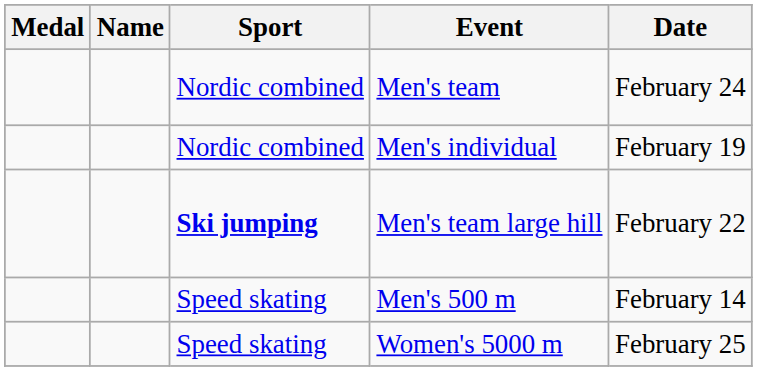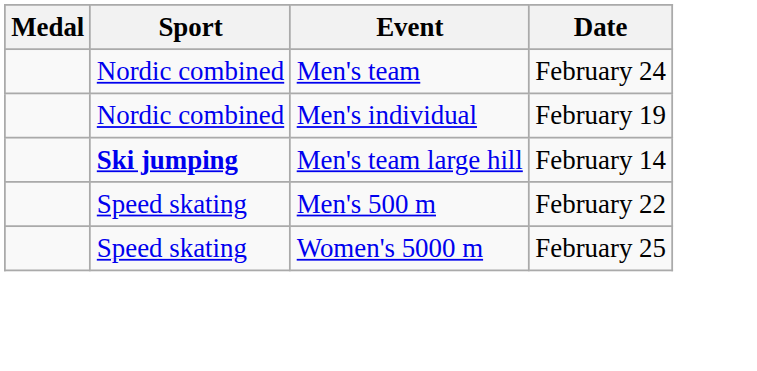- column: (130, 26)
(680, 223) February 22 -> (601, 159) February 14
(680, 299) February 14 -> (601, 204) February 22
